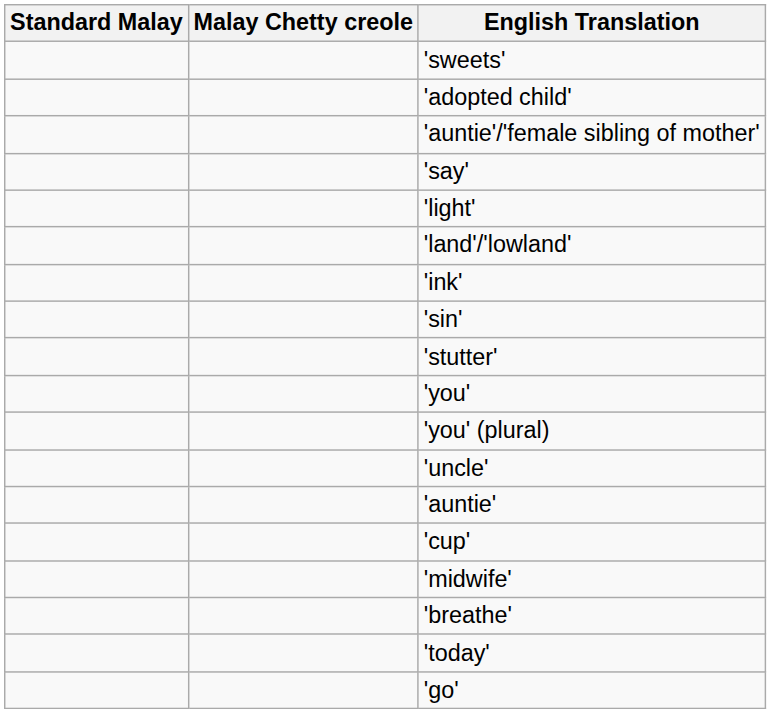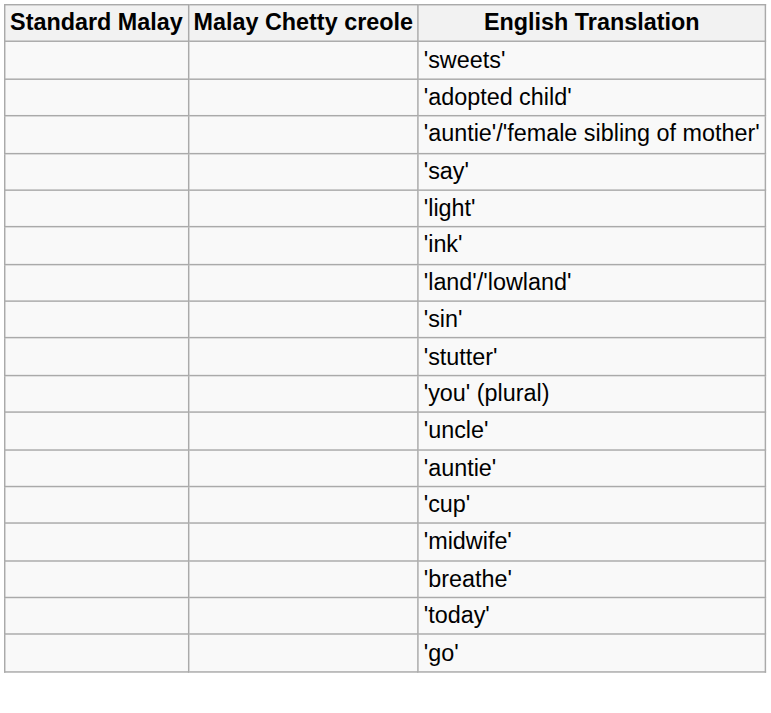rows swapped: (498, 245) <-> (443, 282)
- row: (447, 393)
